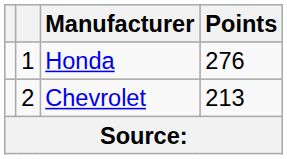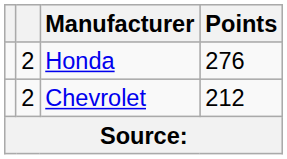(28, 61) 1 -> (28, 61) 2
(225, 98) 213 -> (225, 98) 212
